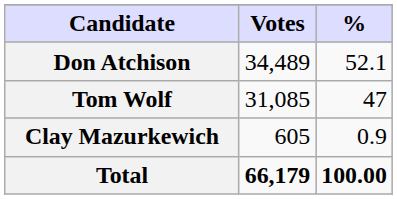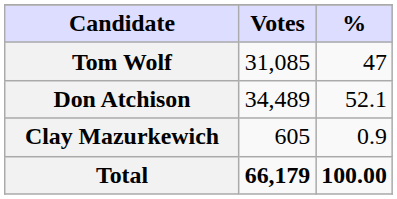rows swapped: (122, 61) <-> (122, 99)
